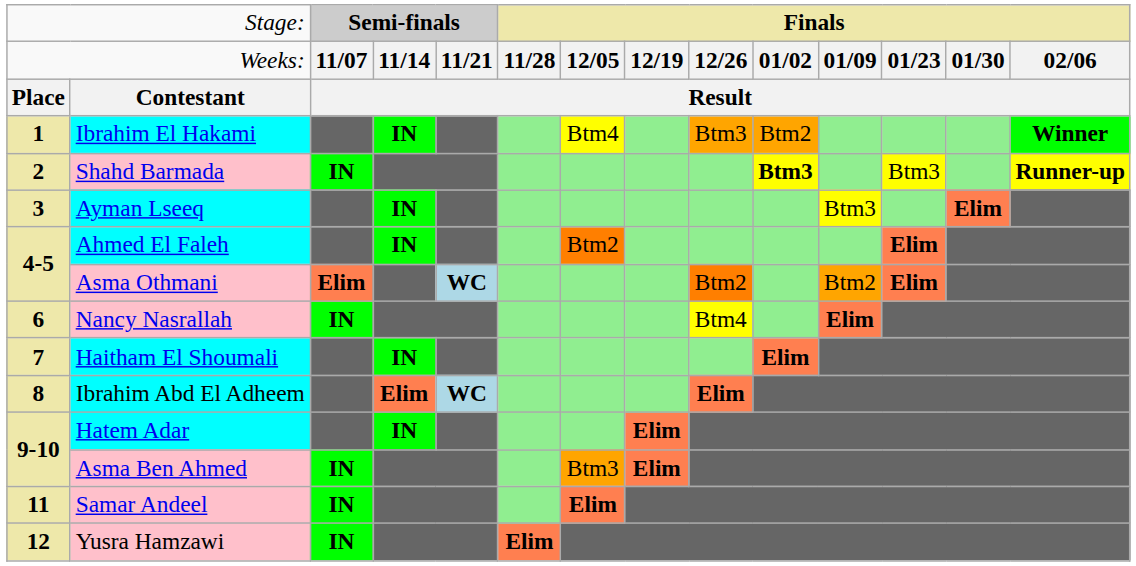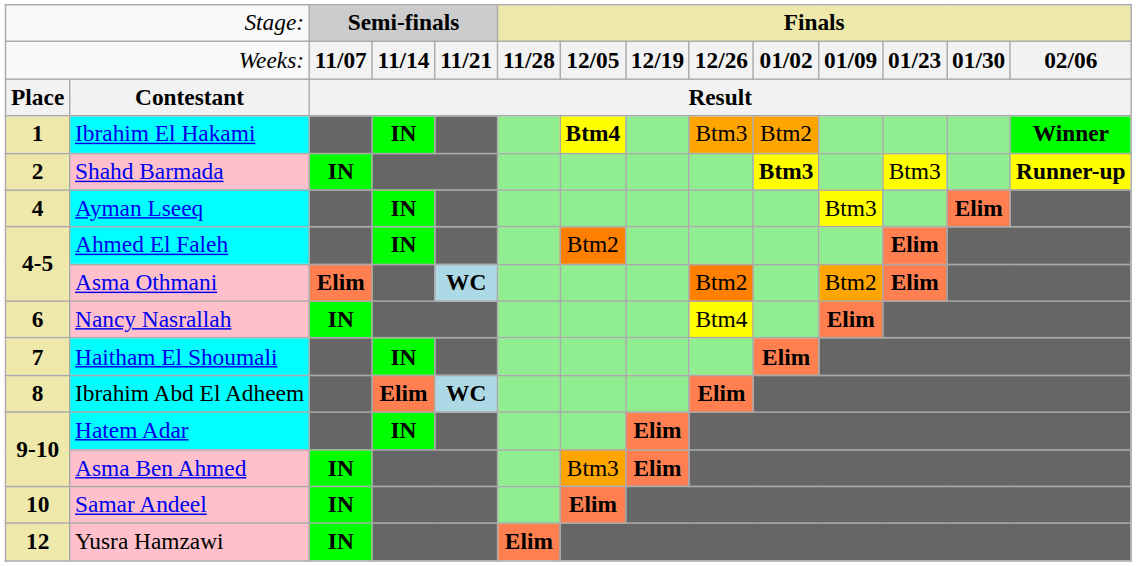(593, 134) normal -> (593, 134) bold
(38, 208) 3 -> (38, 208) 4
(38, 504) 11 -> (38, 504) 10
